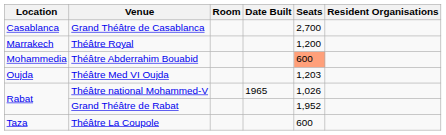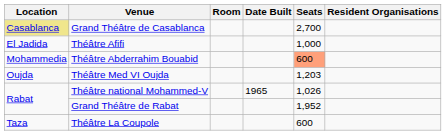(33, 28) no background -> (33, 28) khaki background
+ row: (98, 43)
- row: (102, 43)
